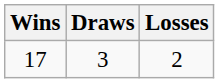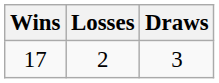columns swapped: (177, 22) <-> (103, 22)
